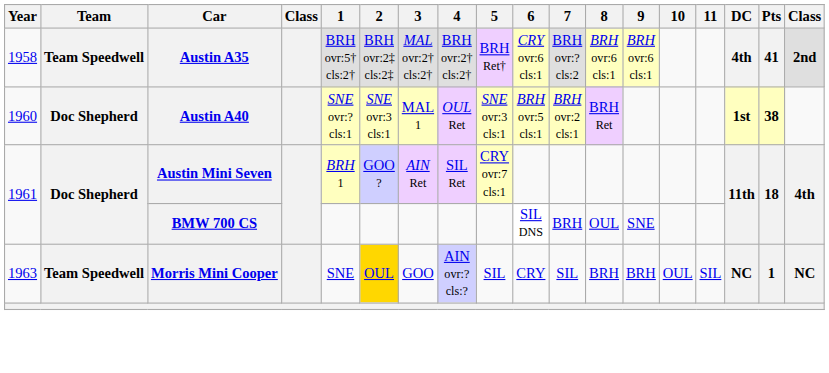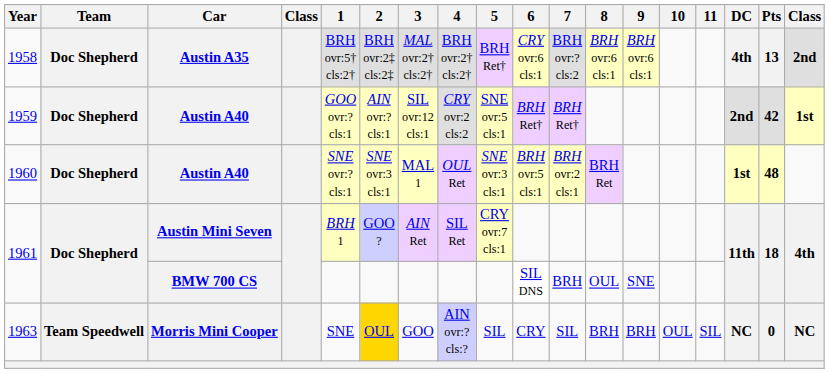(94, 57) Team Speedwell -> (94, 57) Doc Shepherd
(771, 57) 41 -> (771, 57) 13
+ row: (23, 115)
(771, 115) 38 -> (771, 173) 48
(771, 273) 1 -> (771, 331) 0
